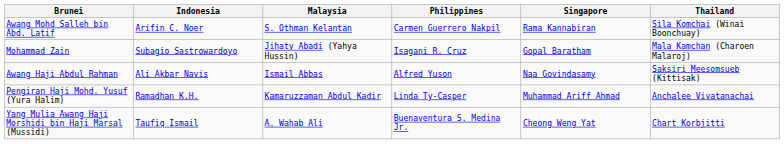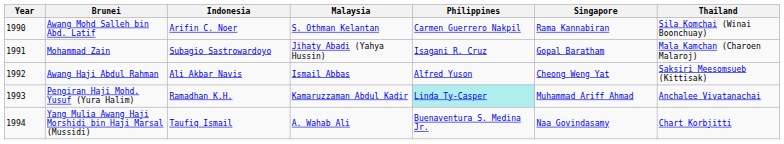+ column: (25, 11)
(559, 74) Naa Govindasamy -> (573, 74) Cheong Weng Yat
(430, 96) no background -> (450, 96) paleturquoise background
(559, 123) Cheong Weng Yat -> (573, 123) Naa Govindasamy
